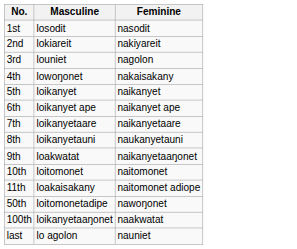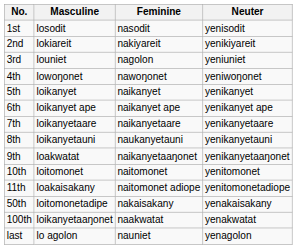+ column: (248, 12)
(145, 76) nakaisakany -> (142, 76) nawoŋonet
(142, 204) nawoŋonet -> (145, 204) nakaisakany
